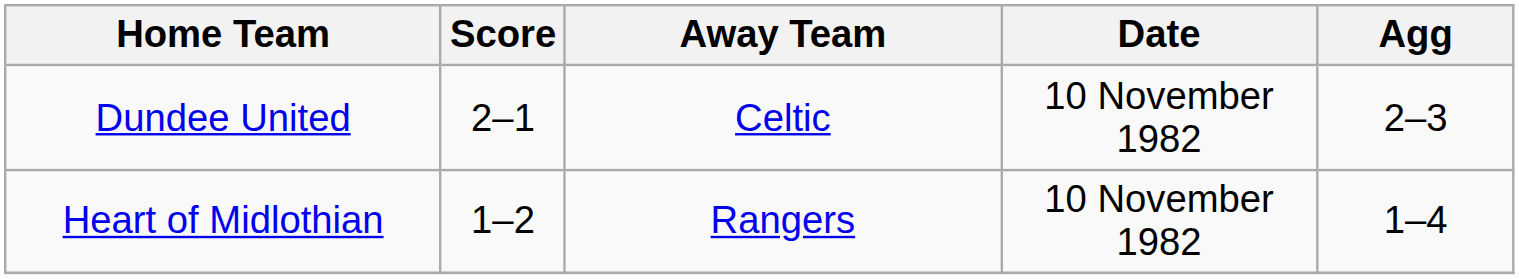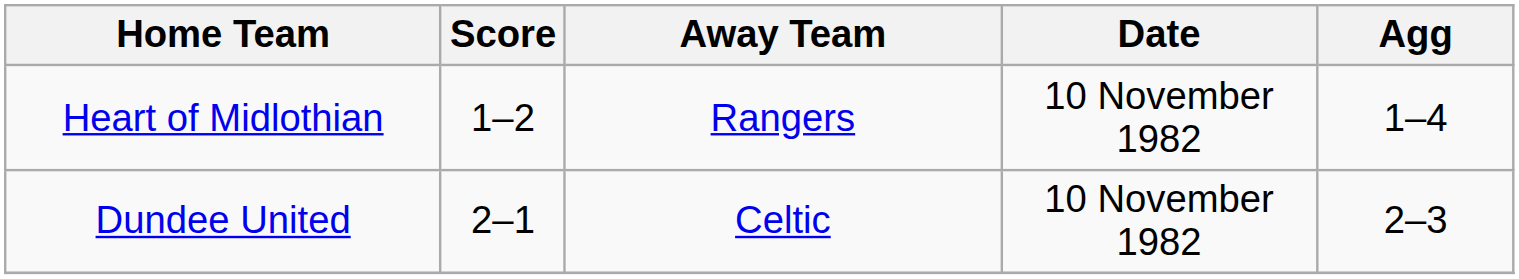rows swapped: (223, 116) <-> (223, 220)
